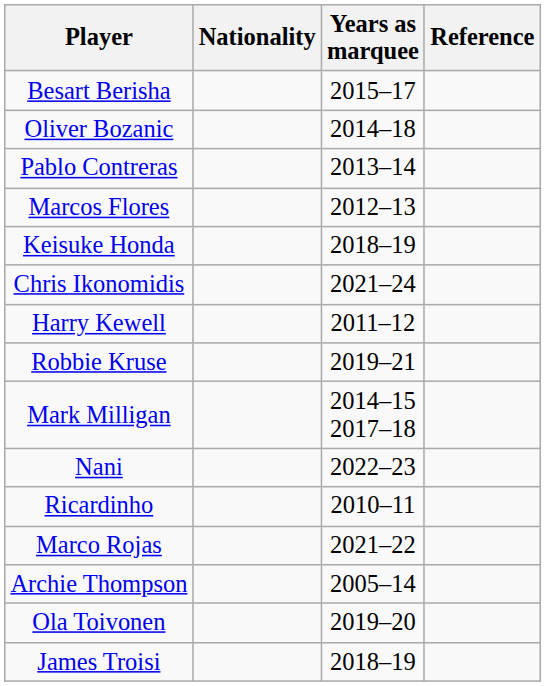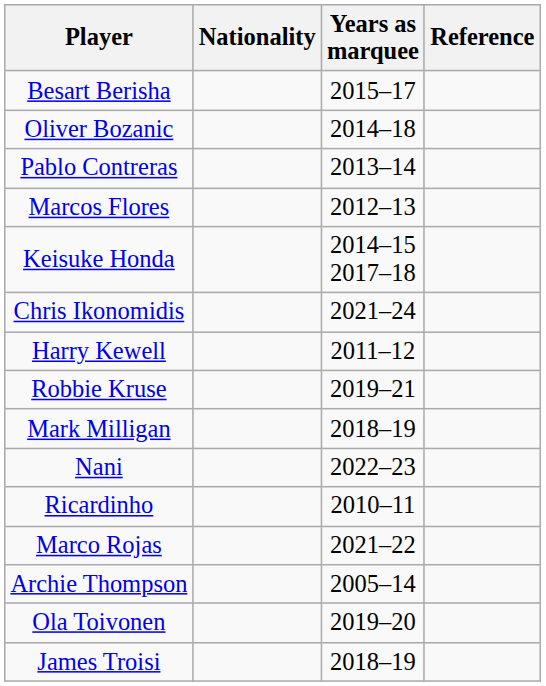(373, 245) 2018–19 -> (373, 259) 2014–15 2017–18
(373, 414) 2014–15 2017–18 -> (373, 428) 2018–19
